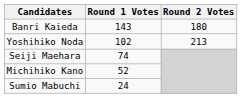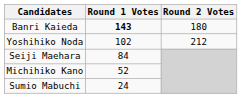(123, 27) normal -> (123, 27) bold
(199, 41) 213 -> (199, 41) 212
(123, 56) 74 -> (123, 56) 84
